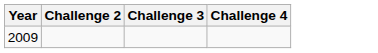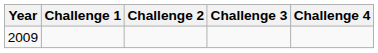+ column: (83, 15)
